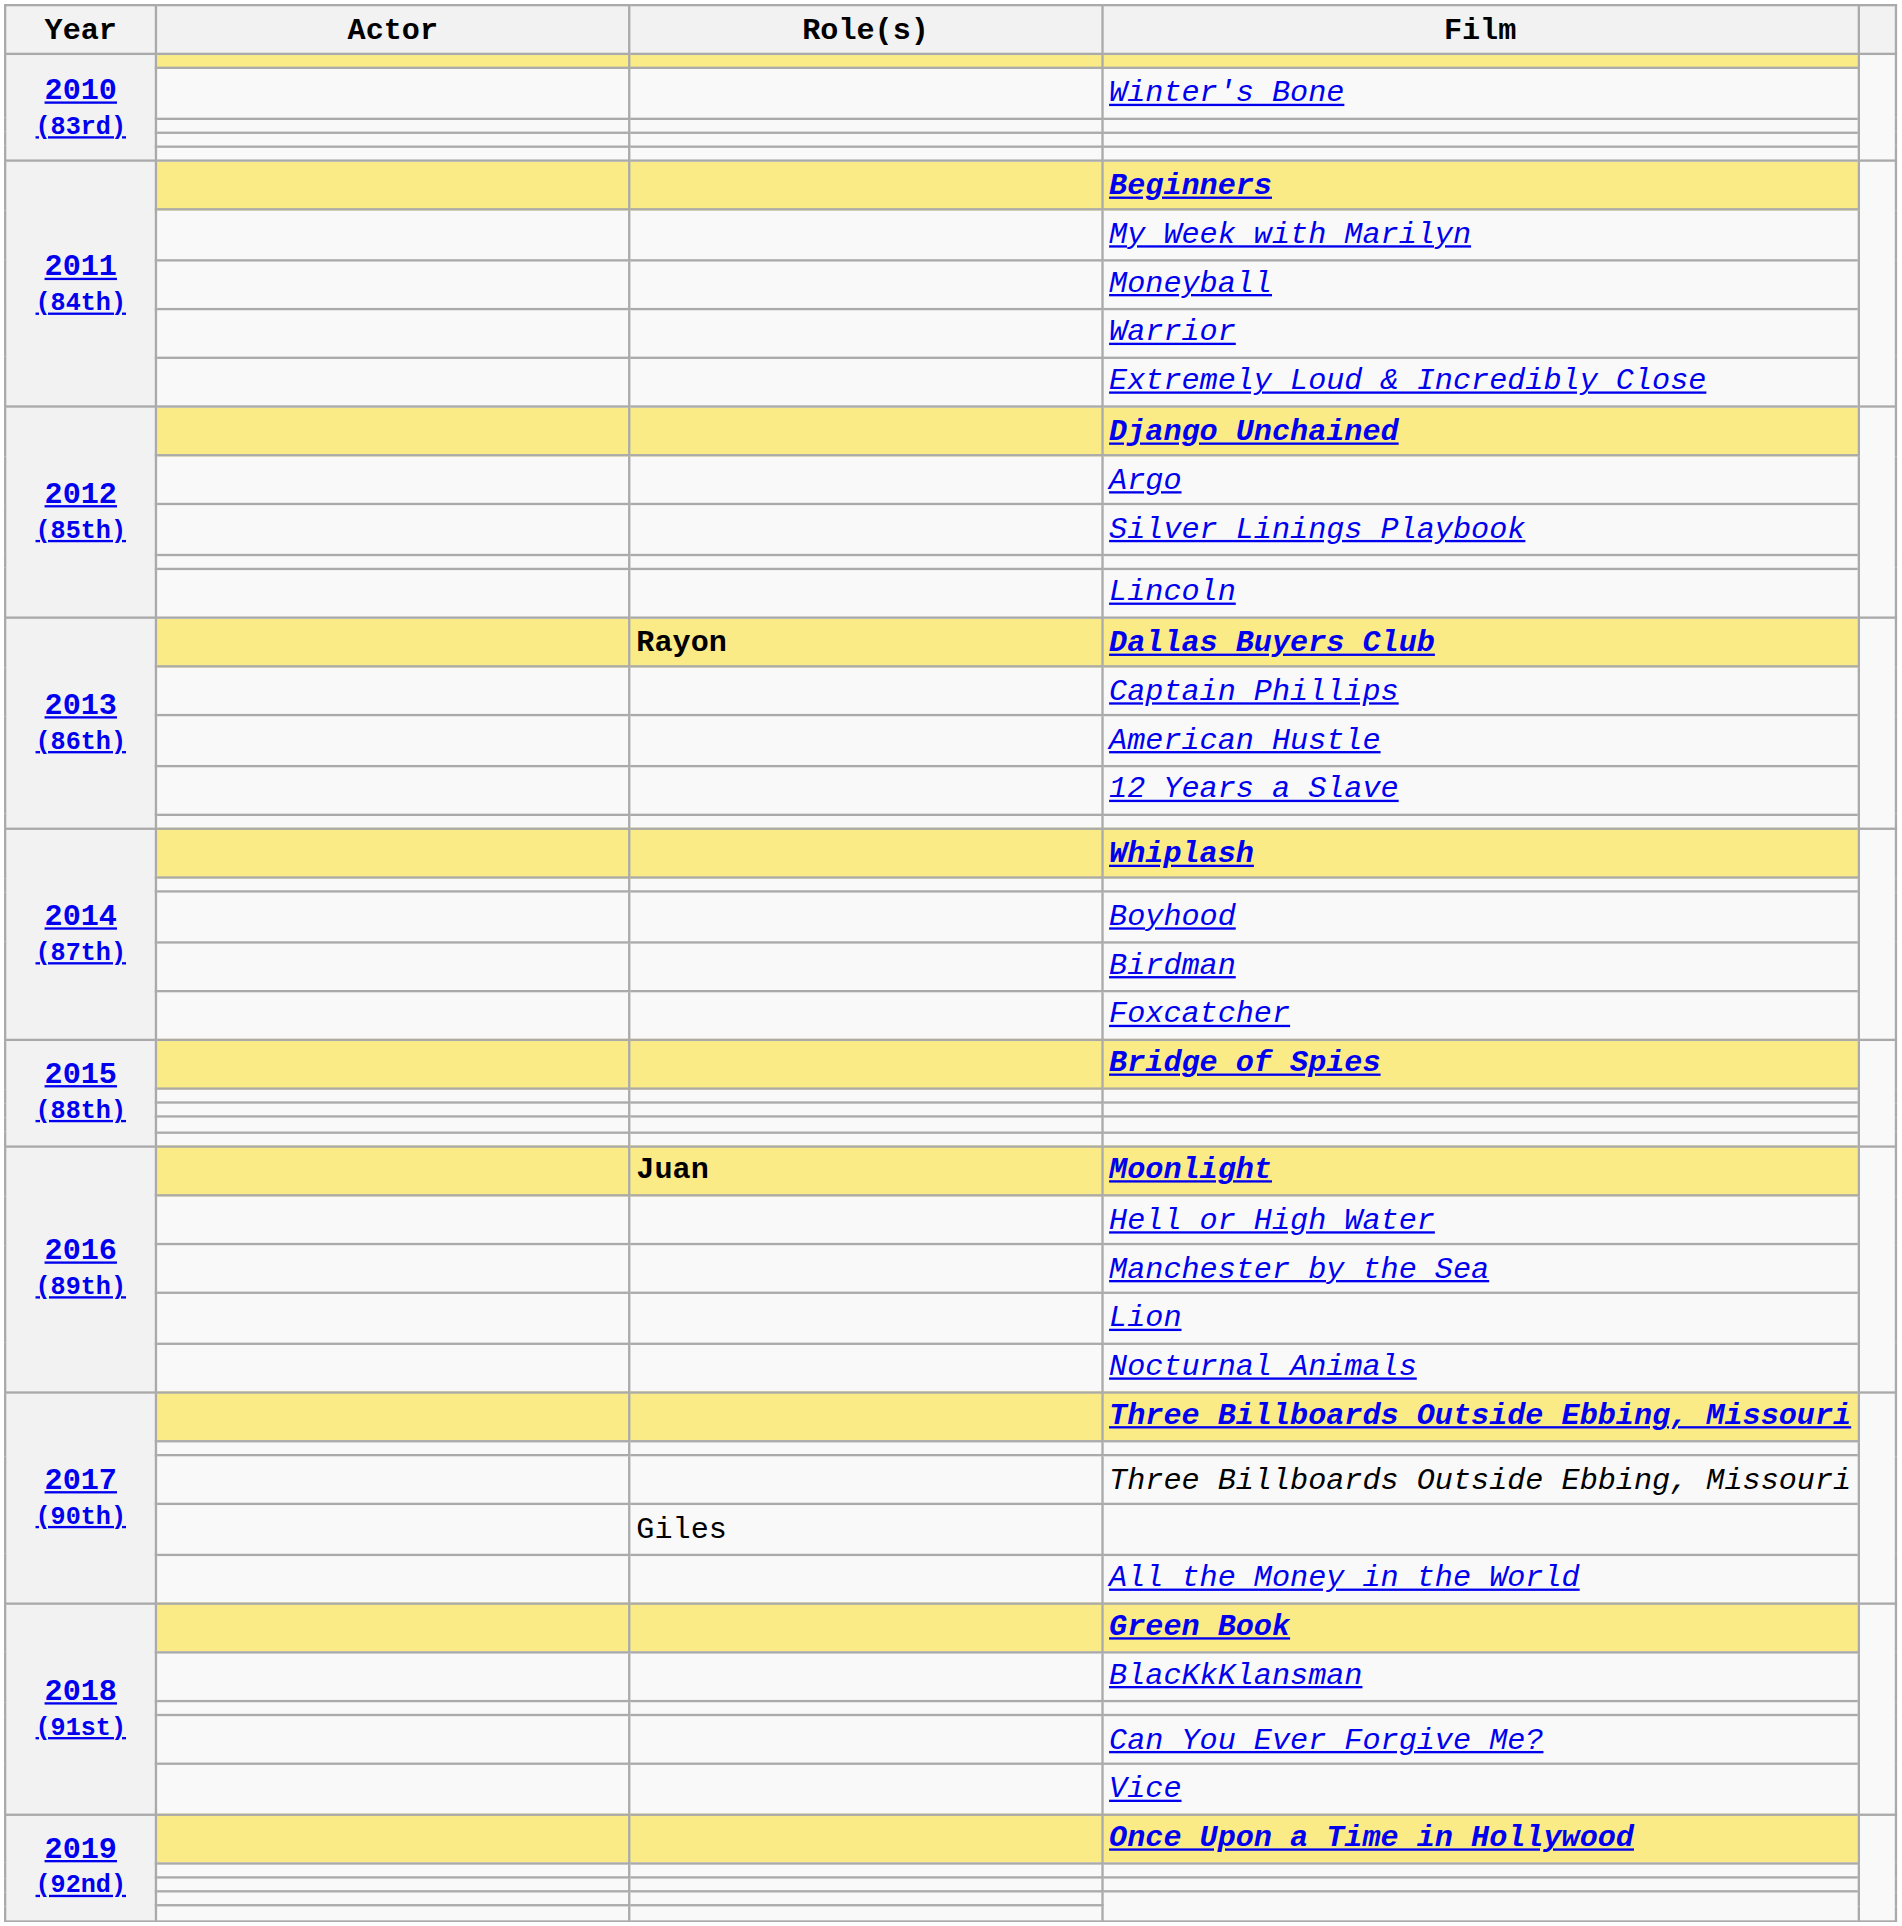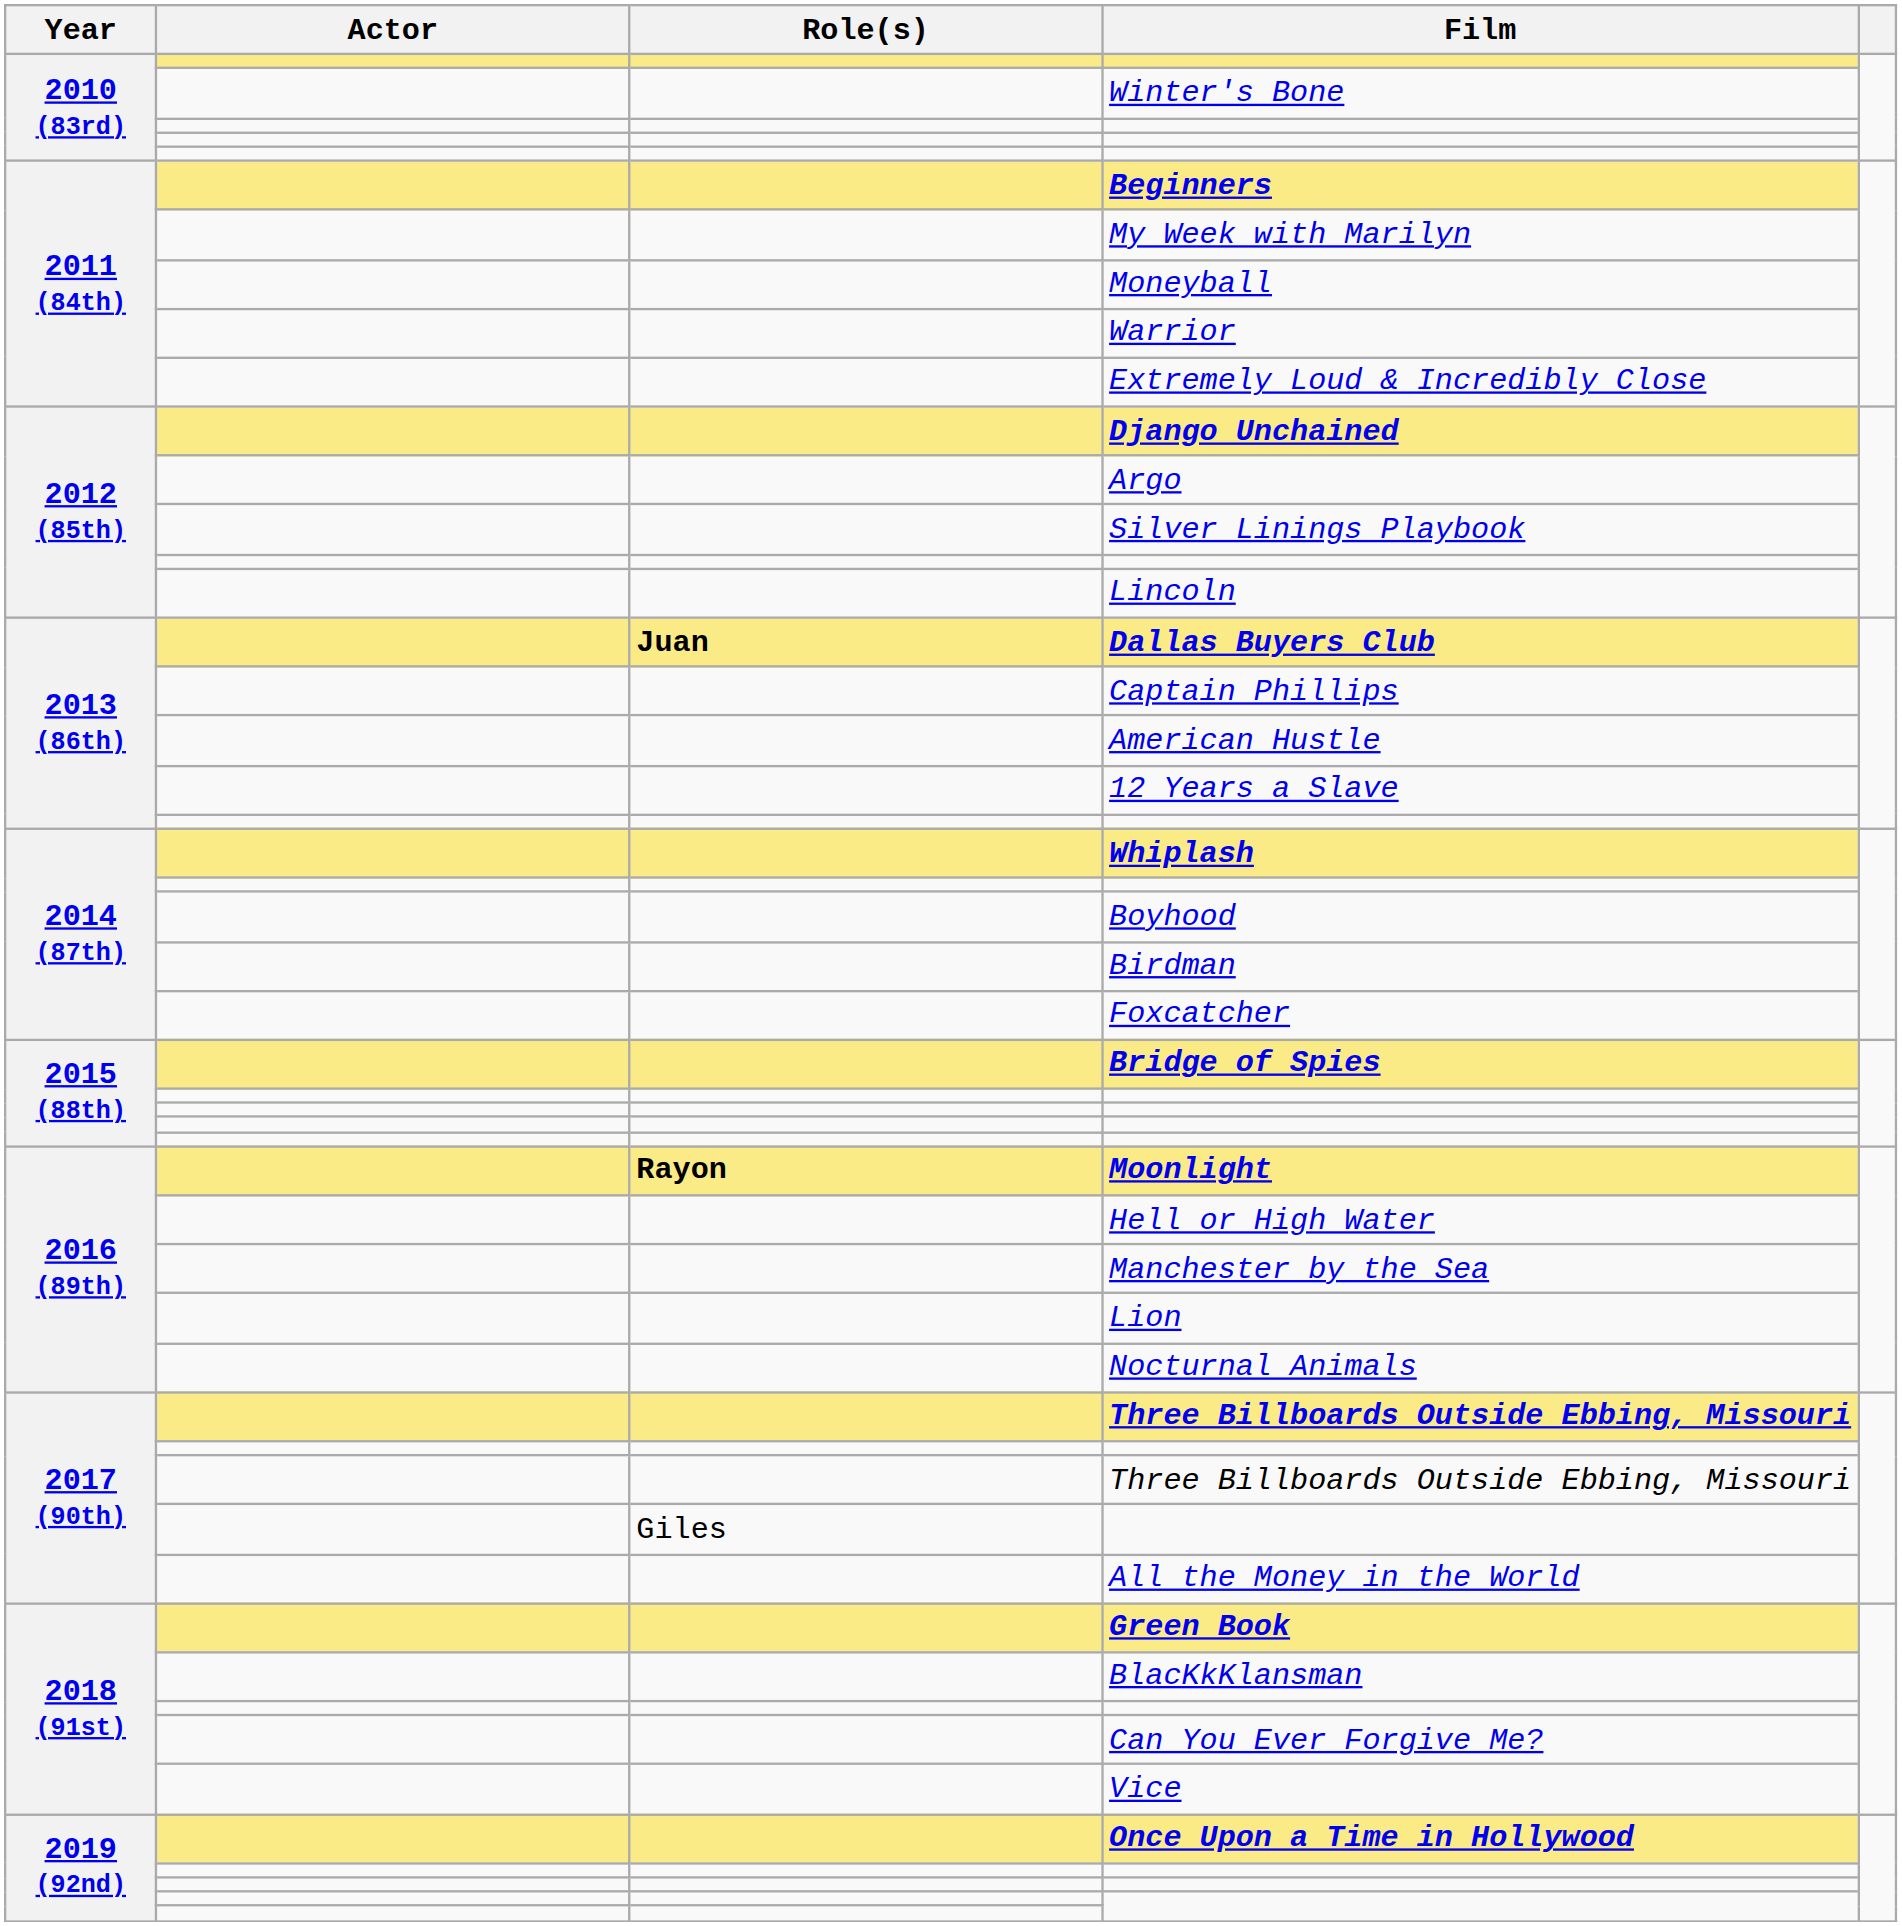(682, 642) Rayon -> (673, 642) Juan
(673, 1171) Juan -> (682, 1171) Rayon
